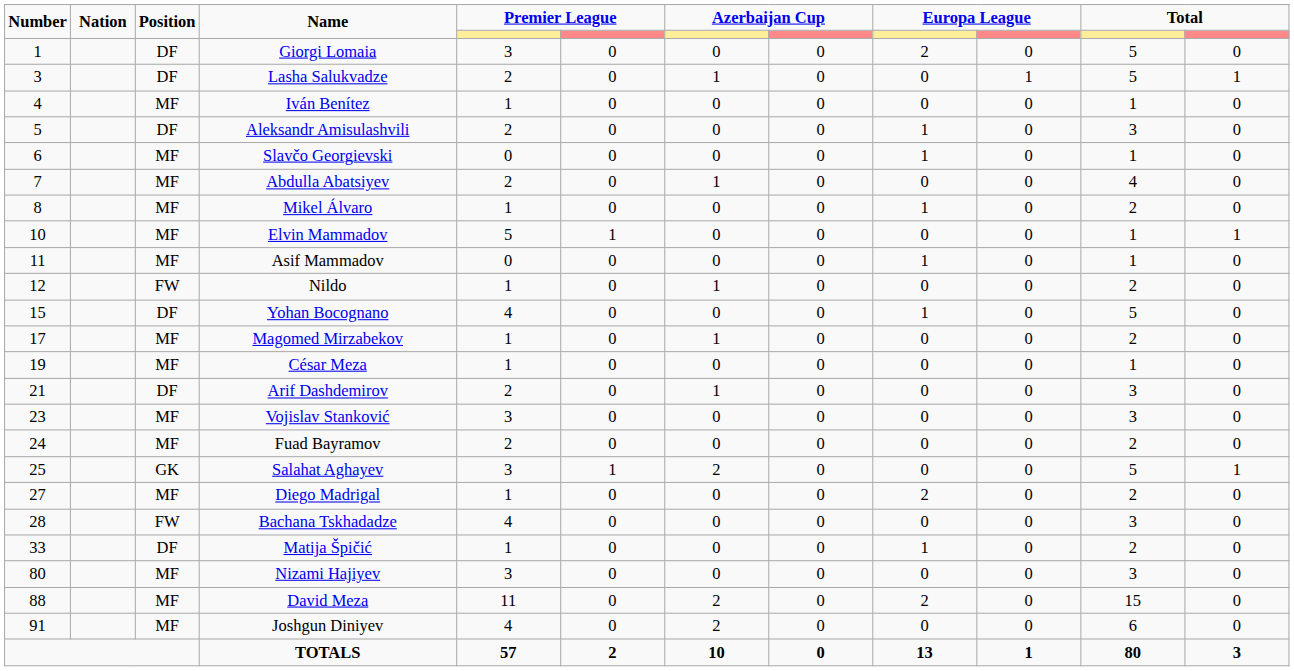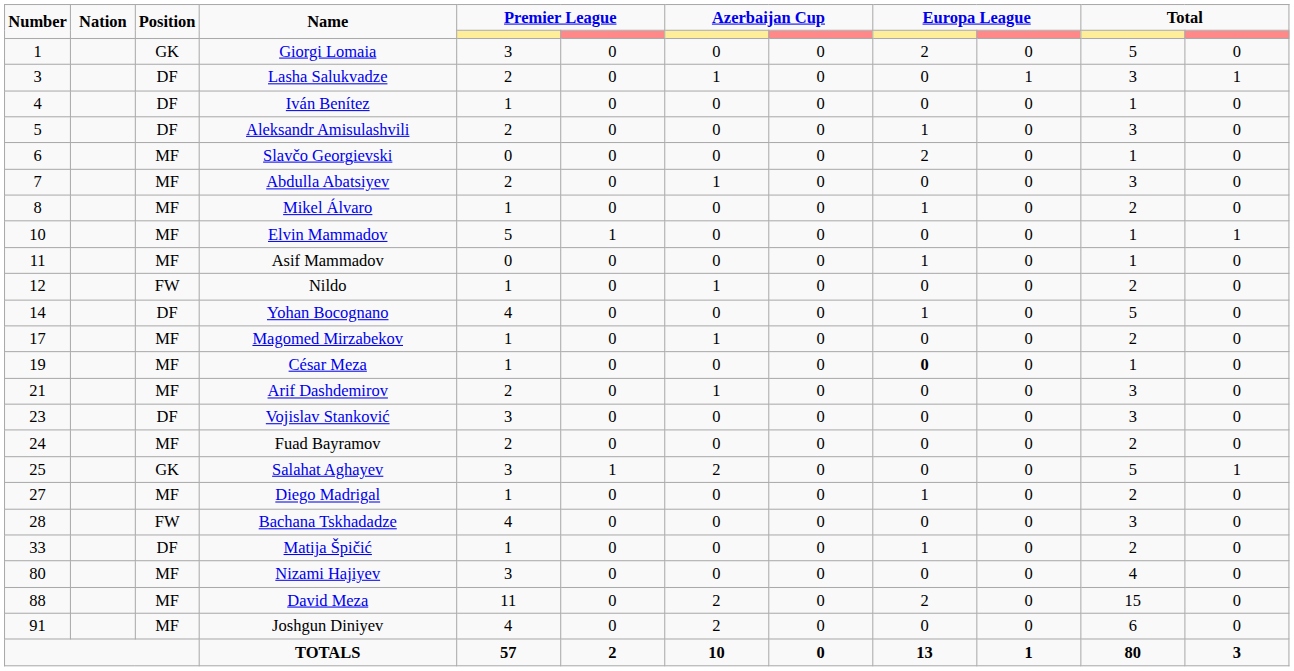(167, 51) DF -> (167, 51) GK
(1133, 77) 5 -> (1133, 77) 3
(167, 103) MF -> (167, 103) DF
(925, 155) 1 -> (925, 155) 2
(1133, 181) 4 -> (1133, 181) 3
(38, 312) 15 -> (38, 312) 14
(925, 364) normal -> (925, 364) bold
(167, 391) DF -> (167, 391) MF
(167, 417) MF -> (167, 417) DF
(925, 495) 2 -> (925, 495) 1
(1133, 574) 3 -> (1133, 574) 4
